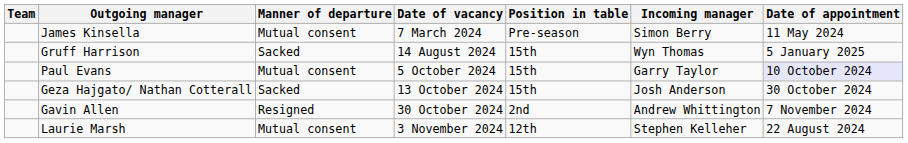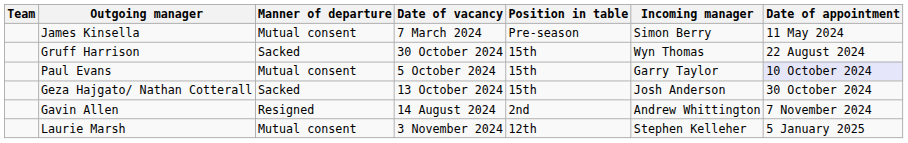(447, 52) 14 August 2024 -> (450, 52) 30 October 2024
(816, 52) 5 January 2025 -> (816, 52) 22 August 2024
(450, 109) 30 October 2024 -> (447, 109) 14 August 2024
(816, 128) 22 August 2024 -> (816, 128) 5 January 2025
